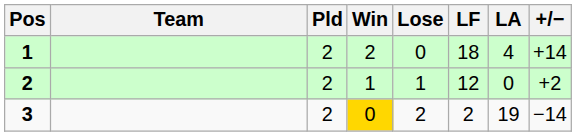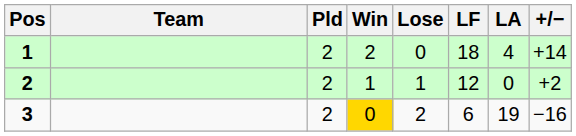(468, 114) 2 -> (468, 114) 6
(550, 114) −14 -> (550, 114) −16
